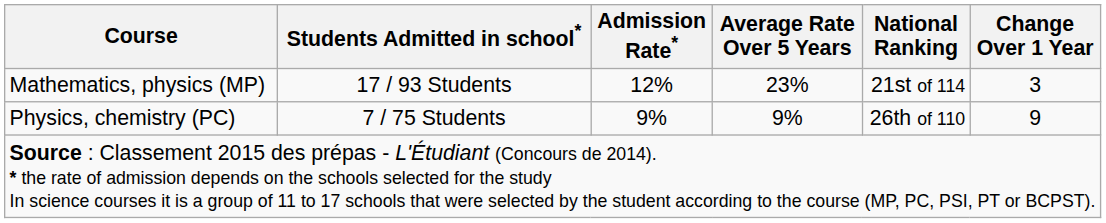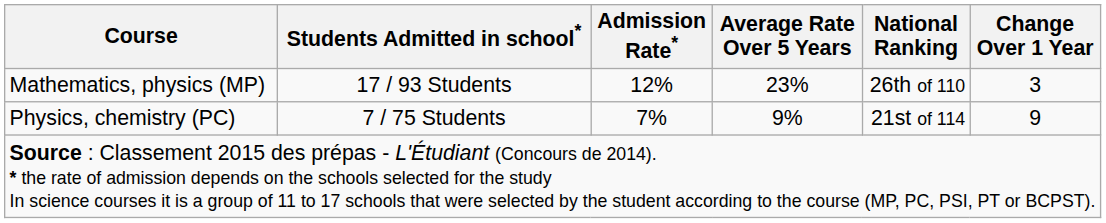(918, 84) 21st of 114 -> (917, 84) 26th of 110
(652, 118) 9% -> (652, 118) 7%
(917, 118) 26th of 110 -> (918, 118) 21st of 114
